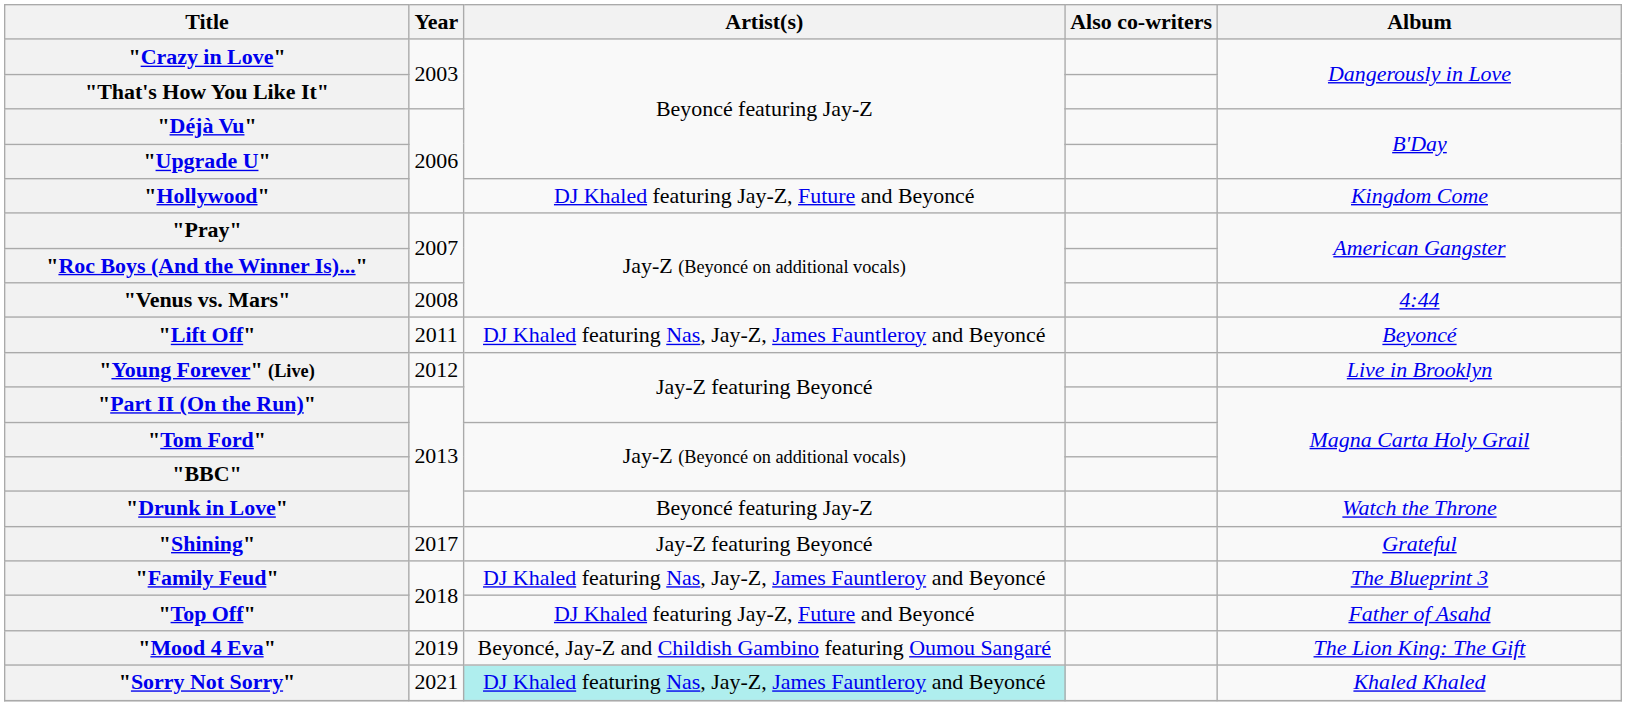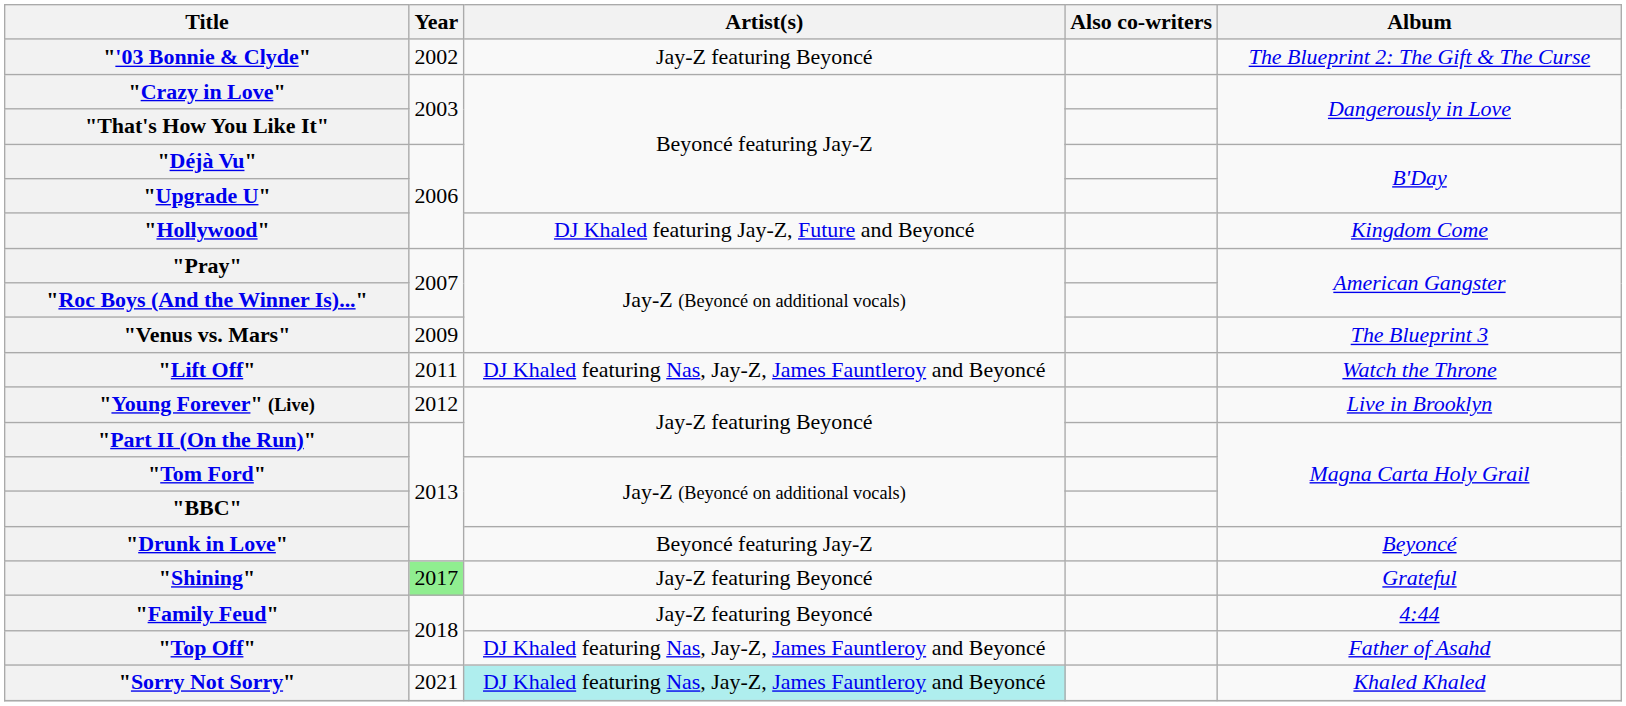+ row: (207, 56)
(436, 299) 2008 -> (436, 334) 2009
(1419, 299) 4:44 -> (1419, 334) The Blueprint 3
(1419, 334) Beyoncé -> (1419, 369) Watch the Throne
(1419, 508) Watch the Throne -> (1419, 543) Beyoncé
(436, 543) no background -> (436, 578) lightgreen background
(764, 578) DJ Khaled featuring Nas, Jay-Z, James Fauntleroy and Beyoncé -> (764, 612) Jay-Z featuring Beyoncé
(1419, 578) The Blueprint 3 -> (1419, 612) 4:44
(764, 612) DJ Khaled featuring Jay-Z, Future and Beyoncé -> (764, 647) DJ Khaled featuring Nas, Jay-Z, James Fauntleroy and Beyoncé
- row: (207, 647)
